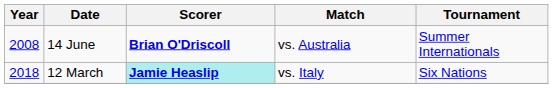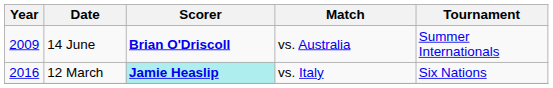(24, 44) 2008 -> (24, 44) 2009
(24, 72) 2018 -> (24, 72) 2016
